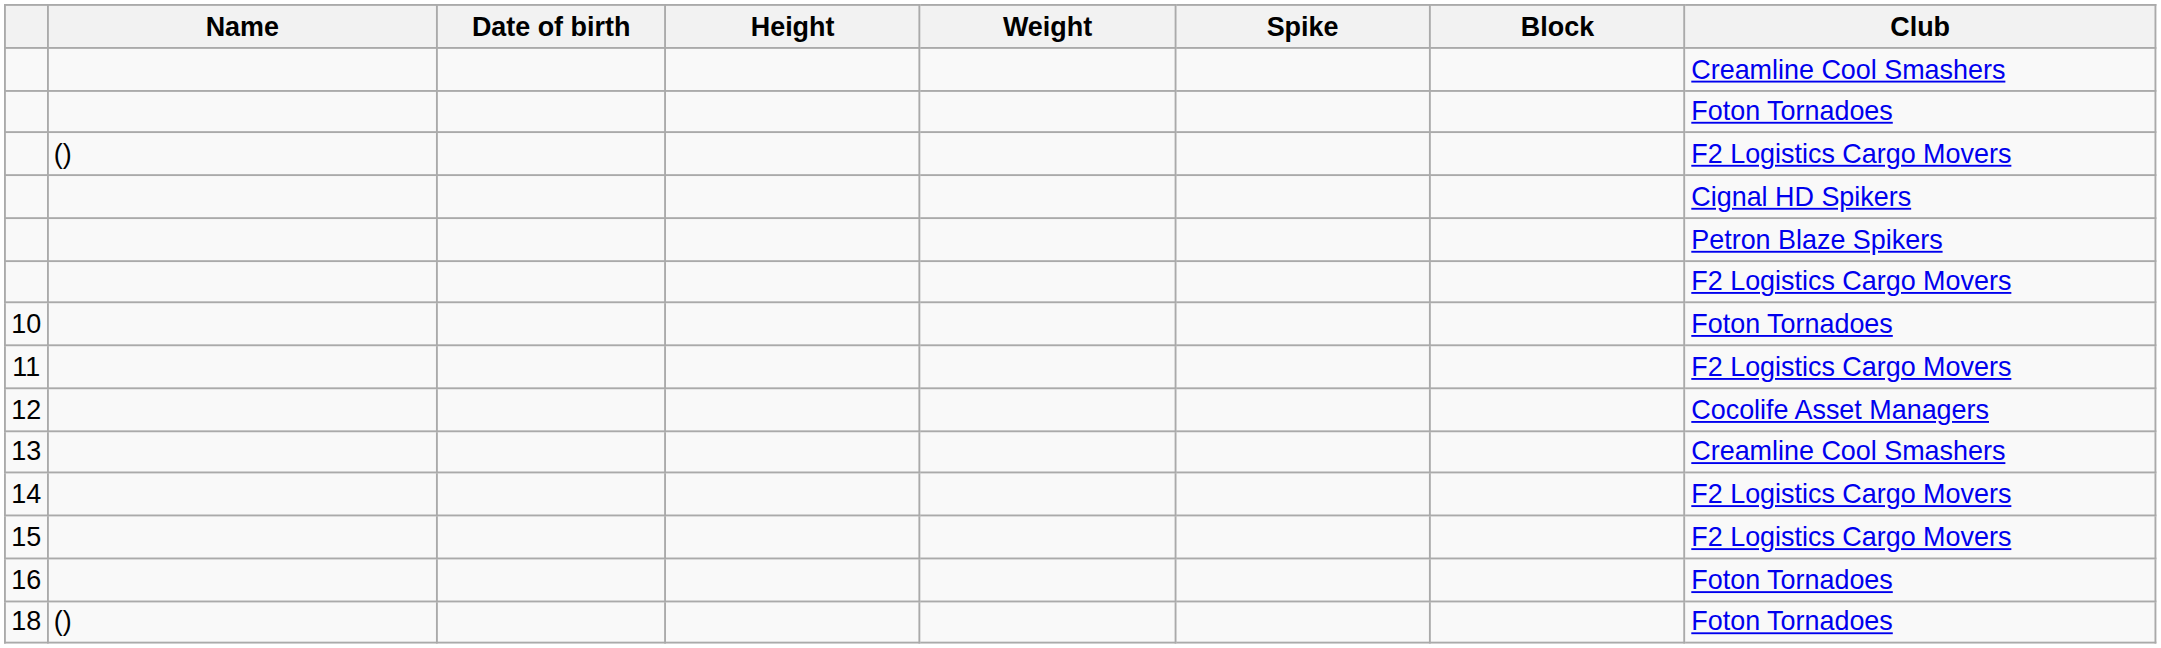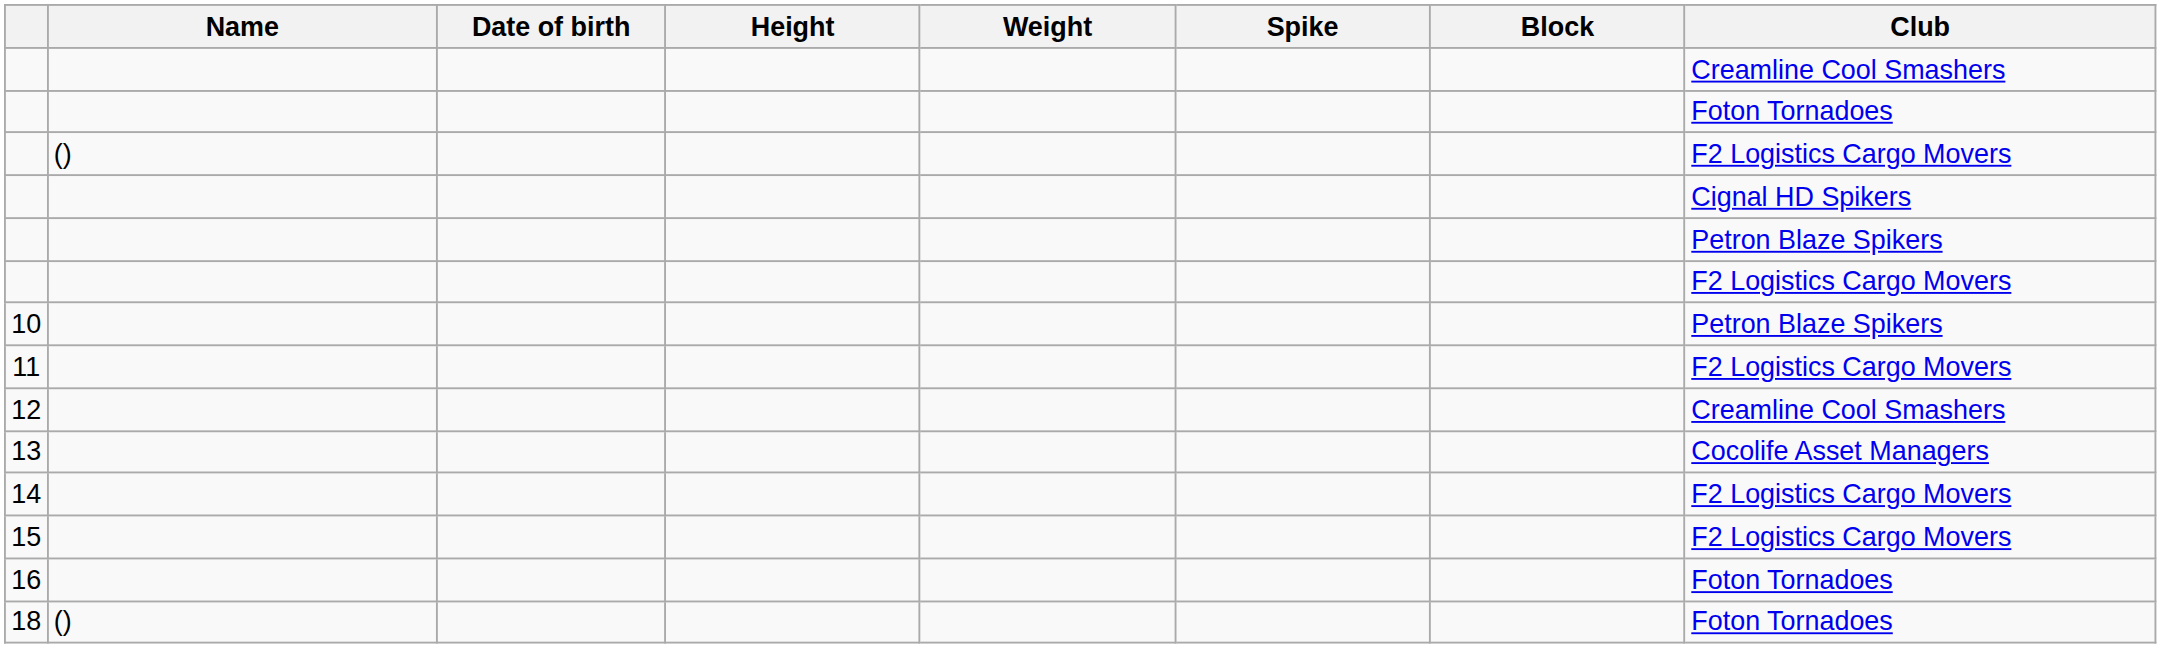(1792, 324) Foton Tornadoes -> (1817, 324) Petron Blaze Spikers
(1840, 409) Cocolife Asset Managers -> (1848, 409) Creamline Cool Smashers
(1848, 452) Creamline Cool Smashers -> (1840, 452) Cocolife Asset Managers
